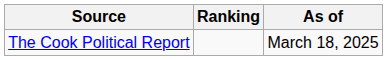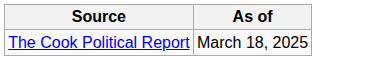- column: (229, 17)
